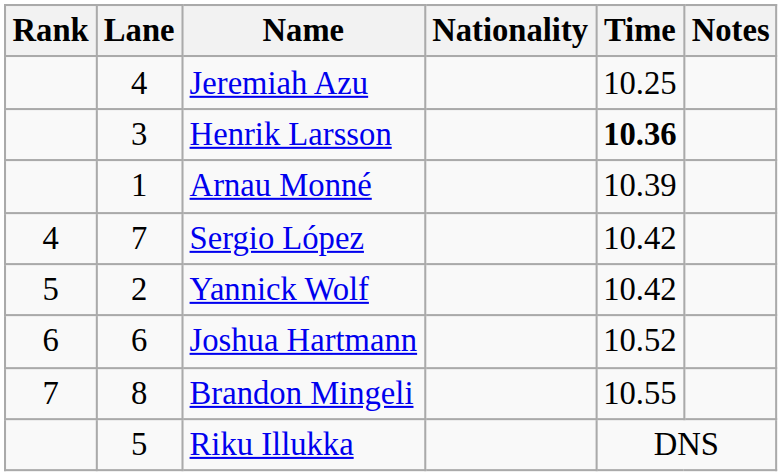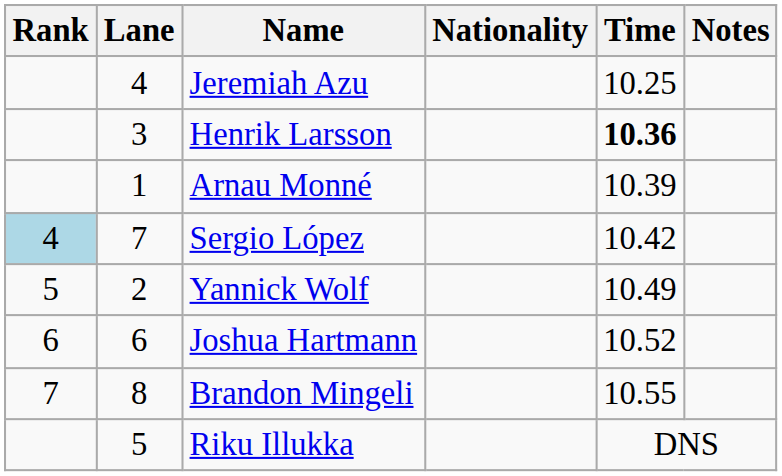(51, 237) no background -> (51, 237) lightblue background
(640, 289) 10.42 -> (640, 289) 10.49
